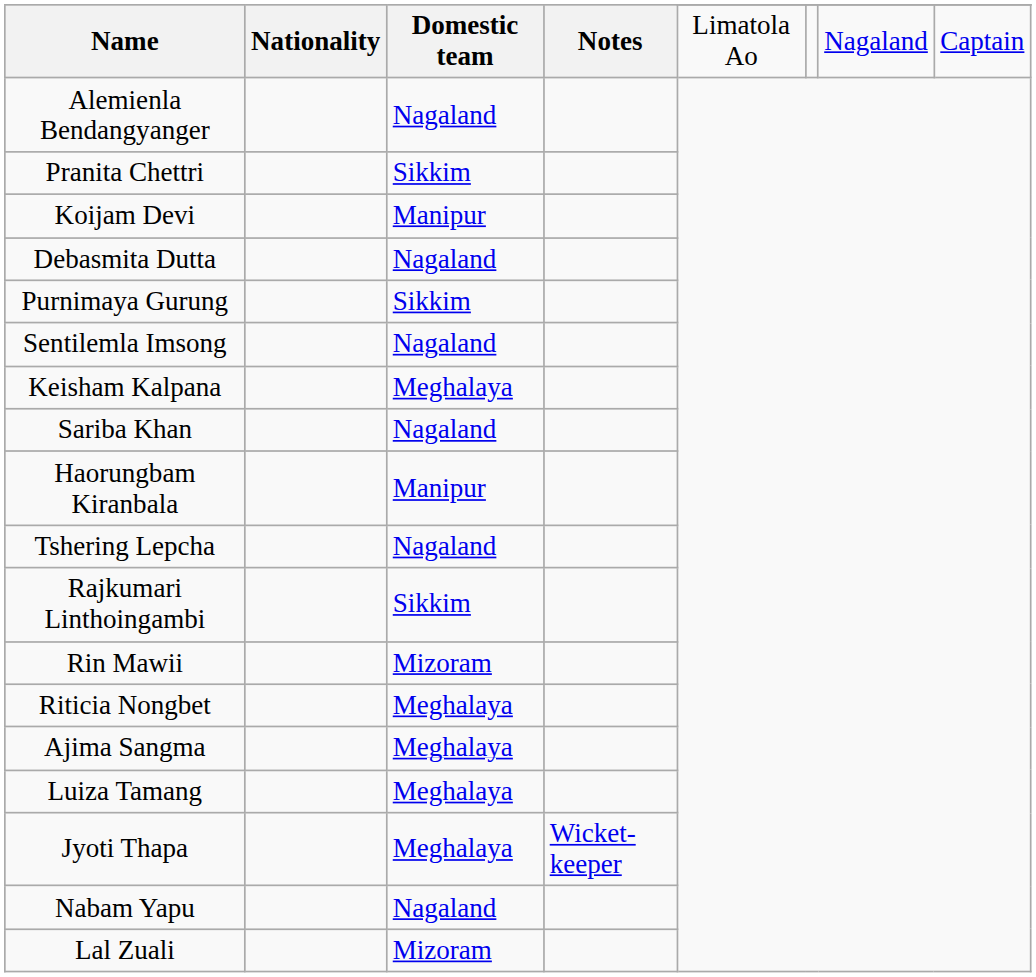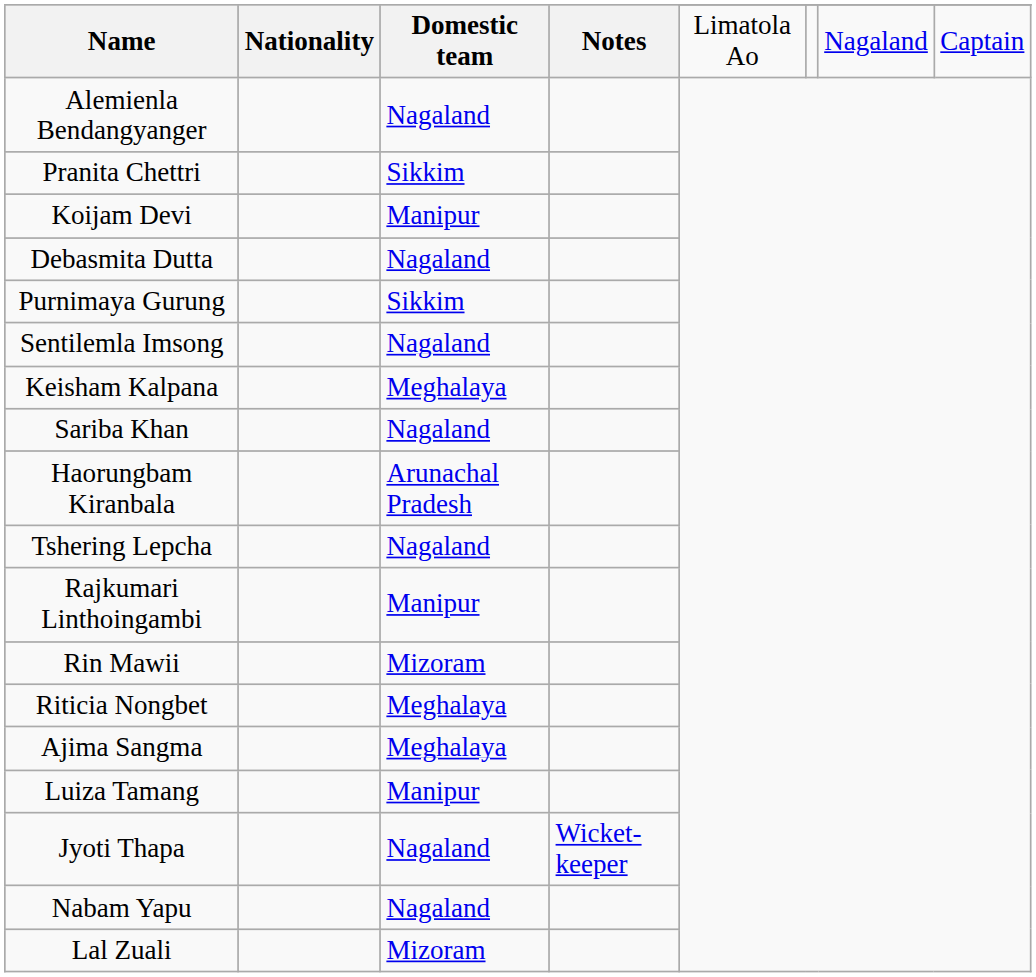(439, 487) Manipur -> (443, 487) Arunachal Pradesh
(432, 604) Sikkim -> (433, 604) Manipur
(453, 790) Meghalaya -> (433, 790) Manipur
(453, 848) Meghalaya -> (438, 848) Nagaland
